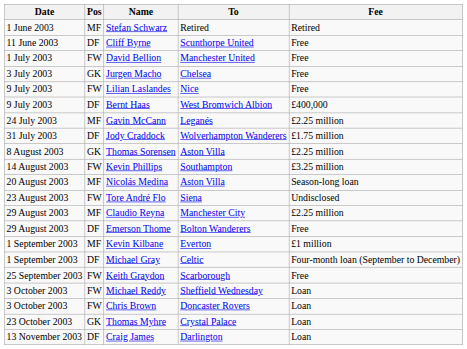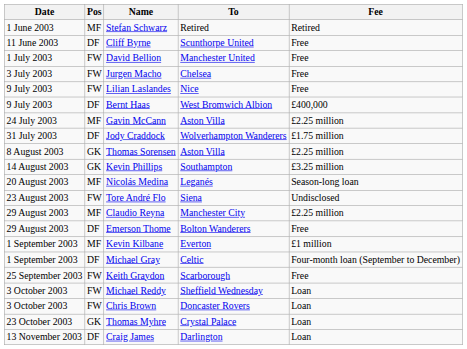(94, 74) GK -> (94, 74) FW
(197, 120) Leganés -> (203, 120) Aston Villa
(94, 167) FW -> (94, 167) GK
(203, 182) Aston Villa -> (197, 182) Leganés
